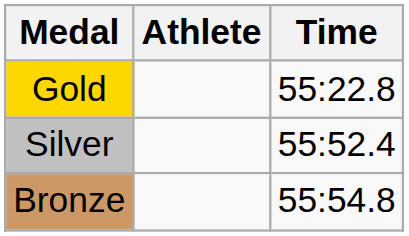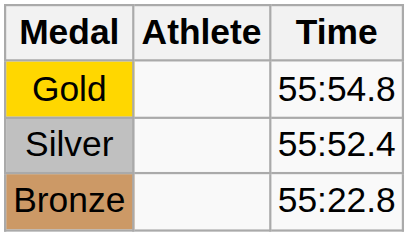(337, 88) 55:22.8 -> (337, 88) 55:54.8
(337, 200) 55:54.8 -> (337, 200) 55:22.8
